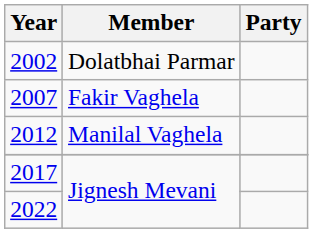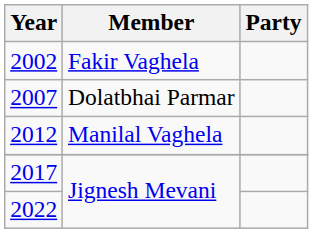(151, 60) Dolatbhai Parmar -> (133, 60) Fakir Vaghela
(133, 97) Fakir Vaghela -> (151, 97) Dolatbhai Parmar
